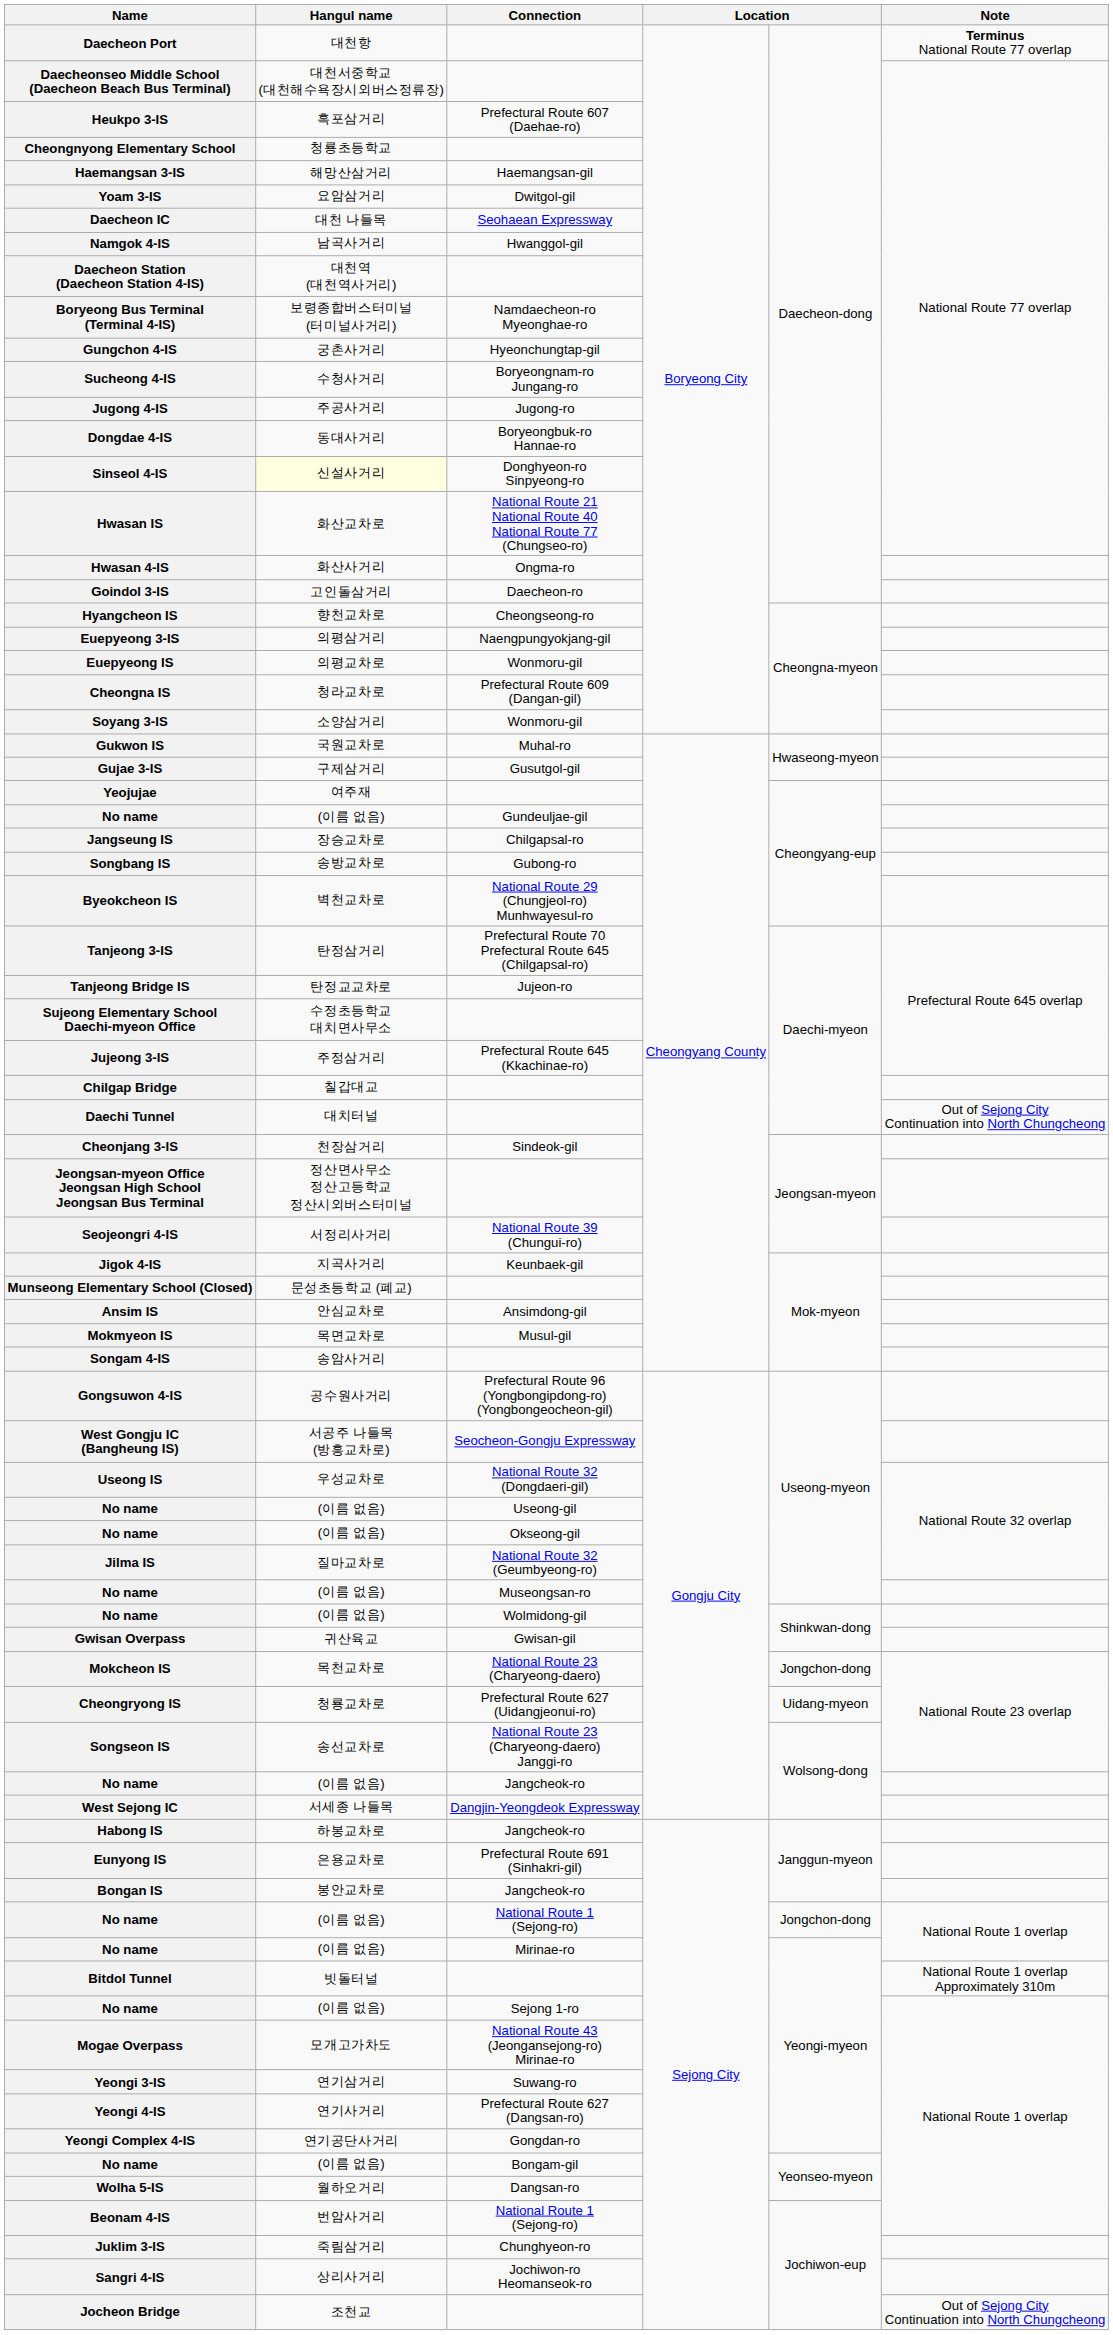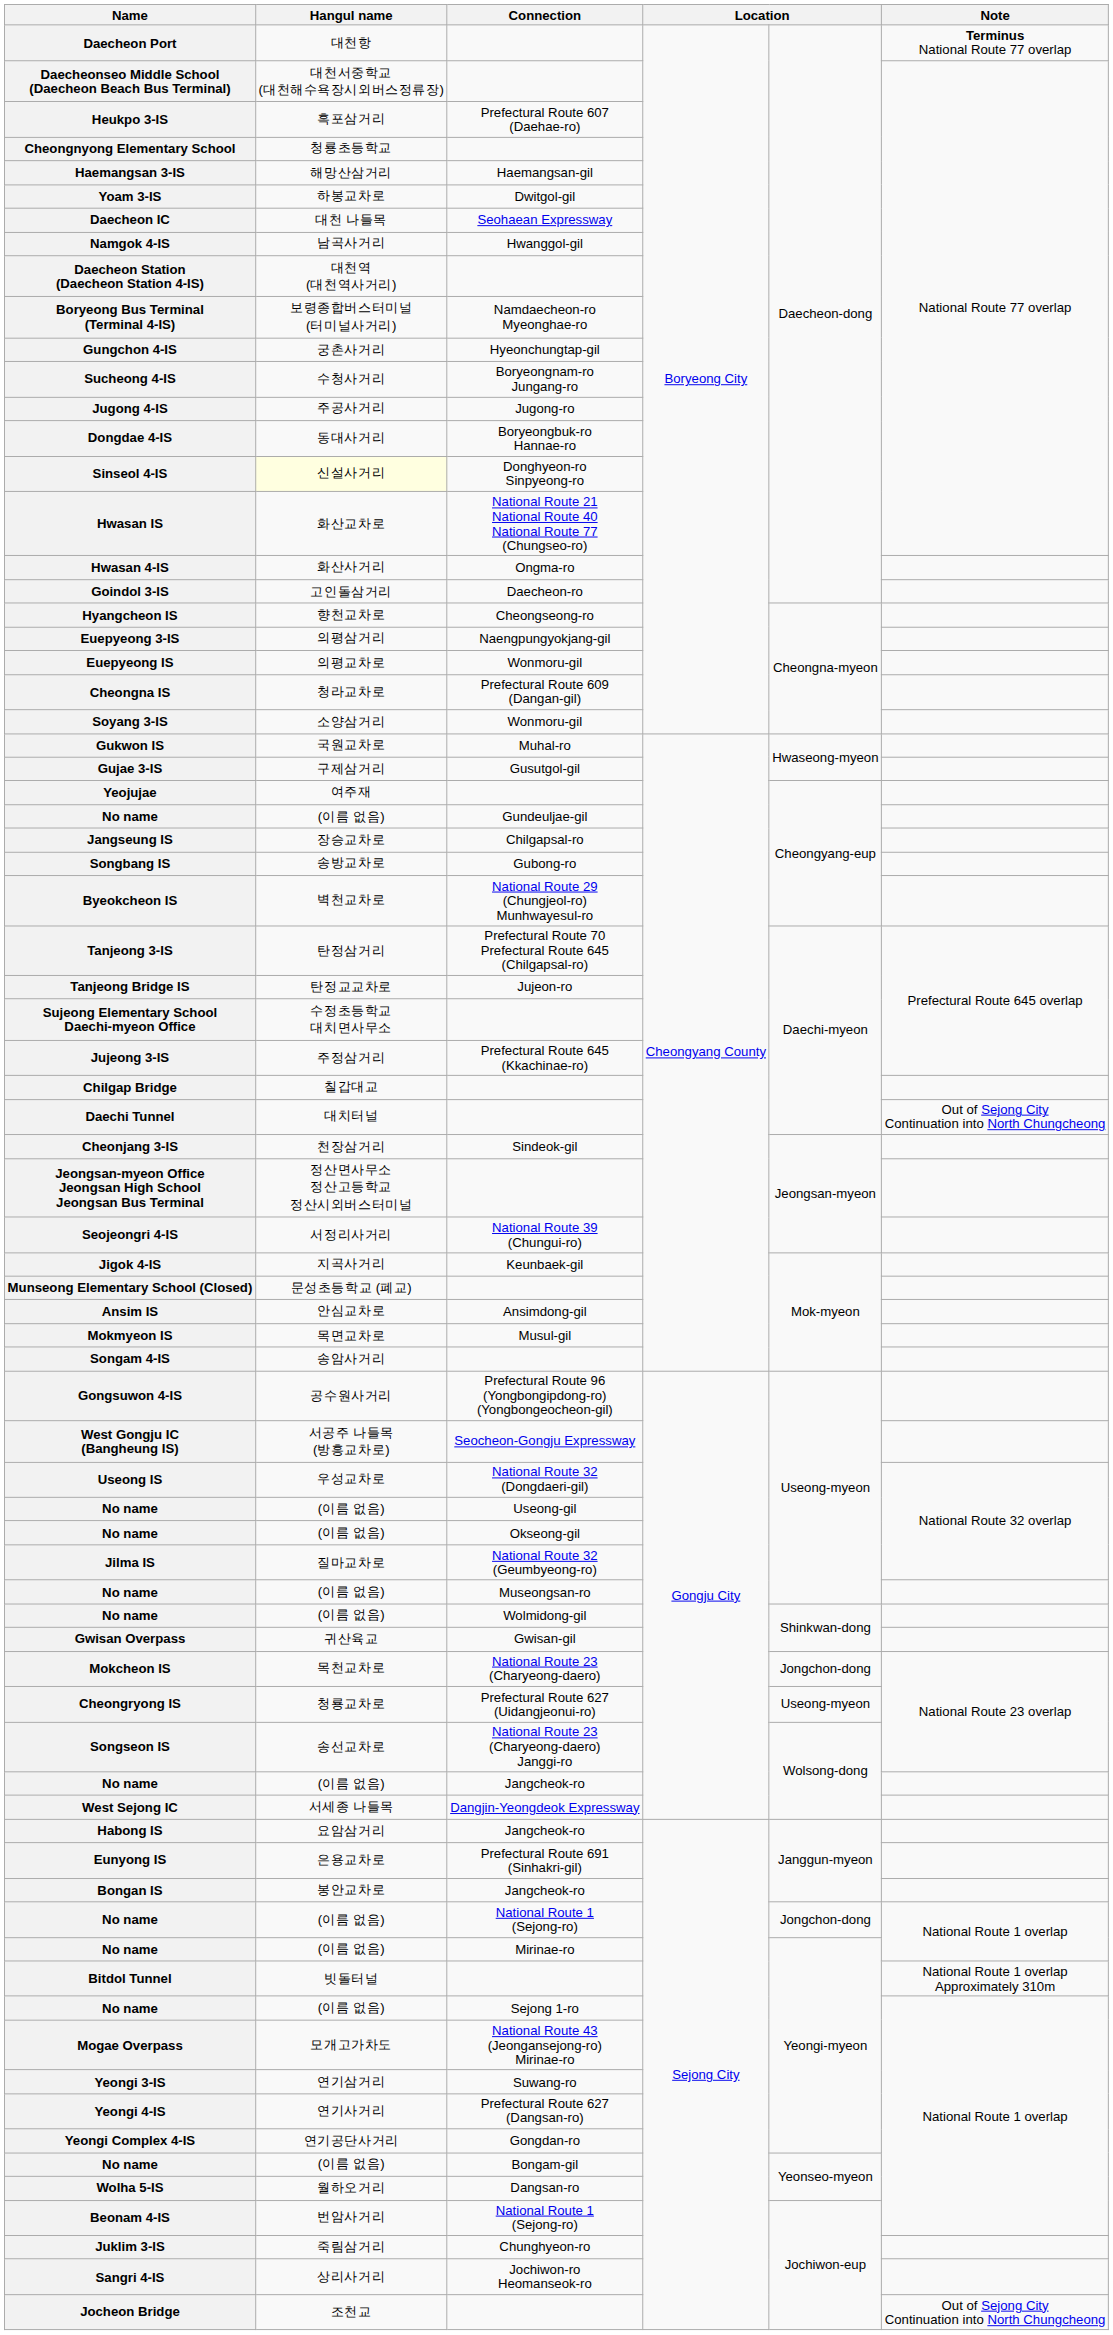(351, 196) 요암삼거리 -> (351, 196) 하봉교차로
(825, 1704) Uidang-myeon -> (825, 1704) Useong-myeon
(351, 1830) 하봉교차로 -> (351, 1830) 요암삼거리
